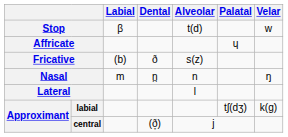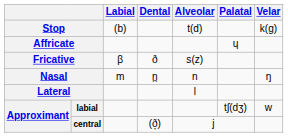(120, 28) β -> (120, 28) (b)
(268, 28) w -> (268, 28) k(ɡ)
(120, 60) (b) -> (120, 60) β
(268, 108) k(ɡ) -> (268, 108) w
